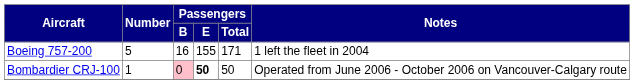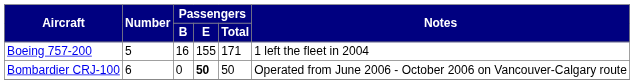(128, 70) 1 -> (128, 70) 6
(179, 70) pink background -> (179, 70) no background
